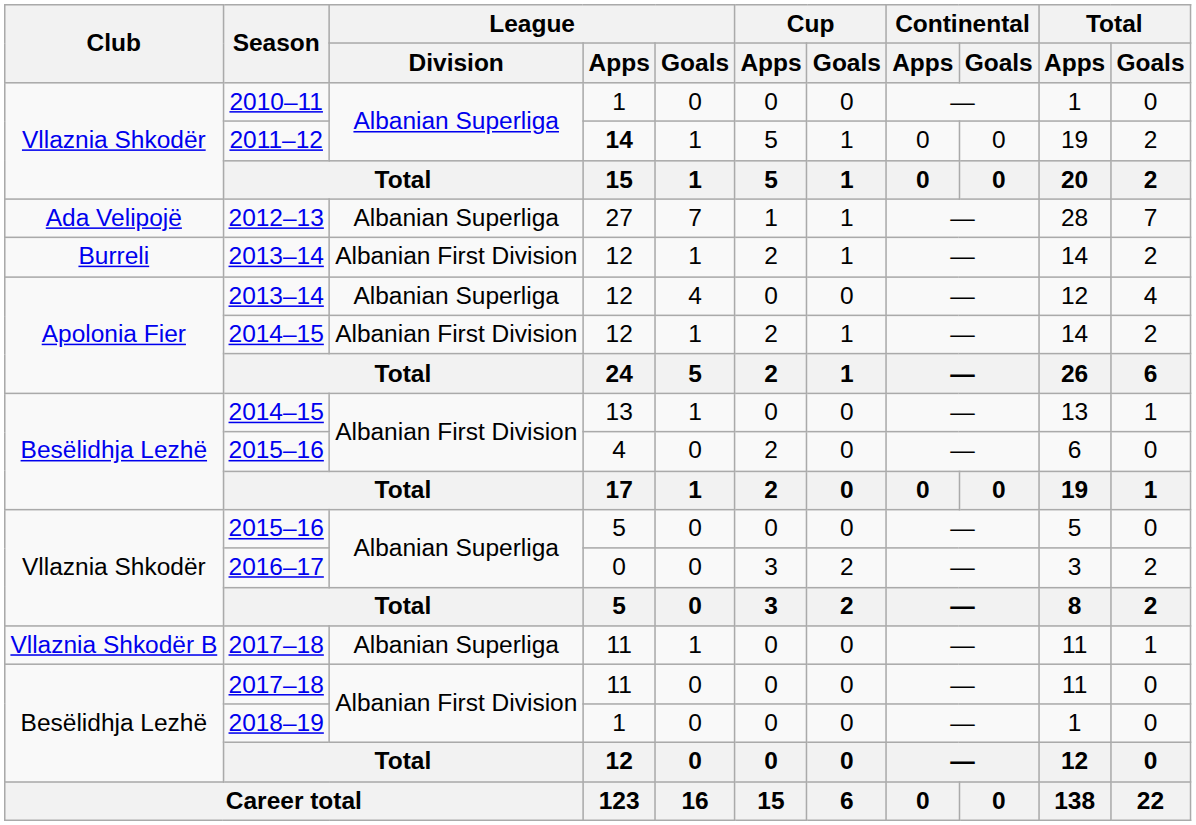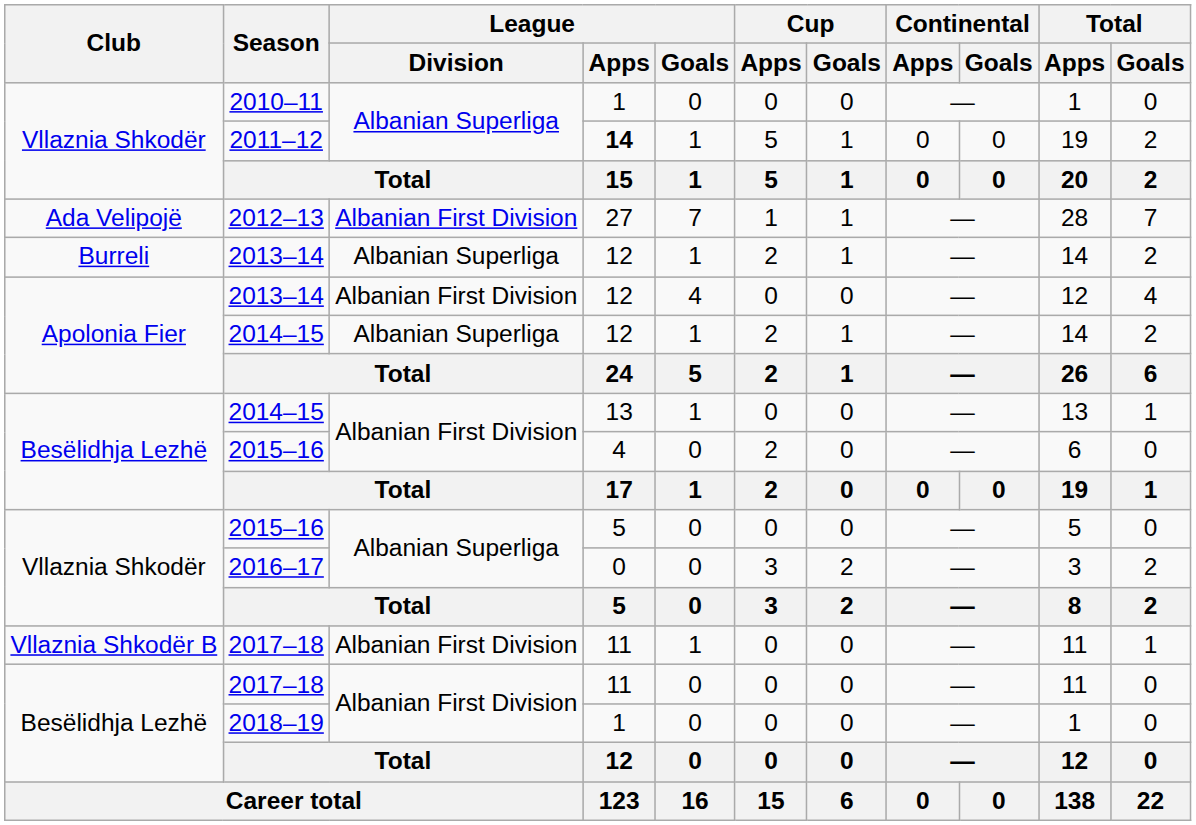(456, 218) Albanian Superliga -> (456, 218) Albanian First Division
(456, 256) Albanian First Division -> (456, 256) Albanian Superliga
(456, 295) Albanian Superliga -> (456, 295) Albanian First Division
(456, 334) Albanian First Division -> (456, 334) Albanian Superliga
(456, 645) Albanian Superliga -> (456, 645) Albanian First Division
